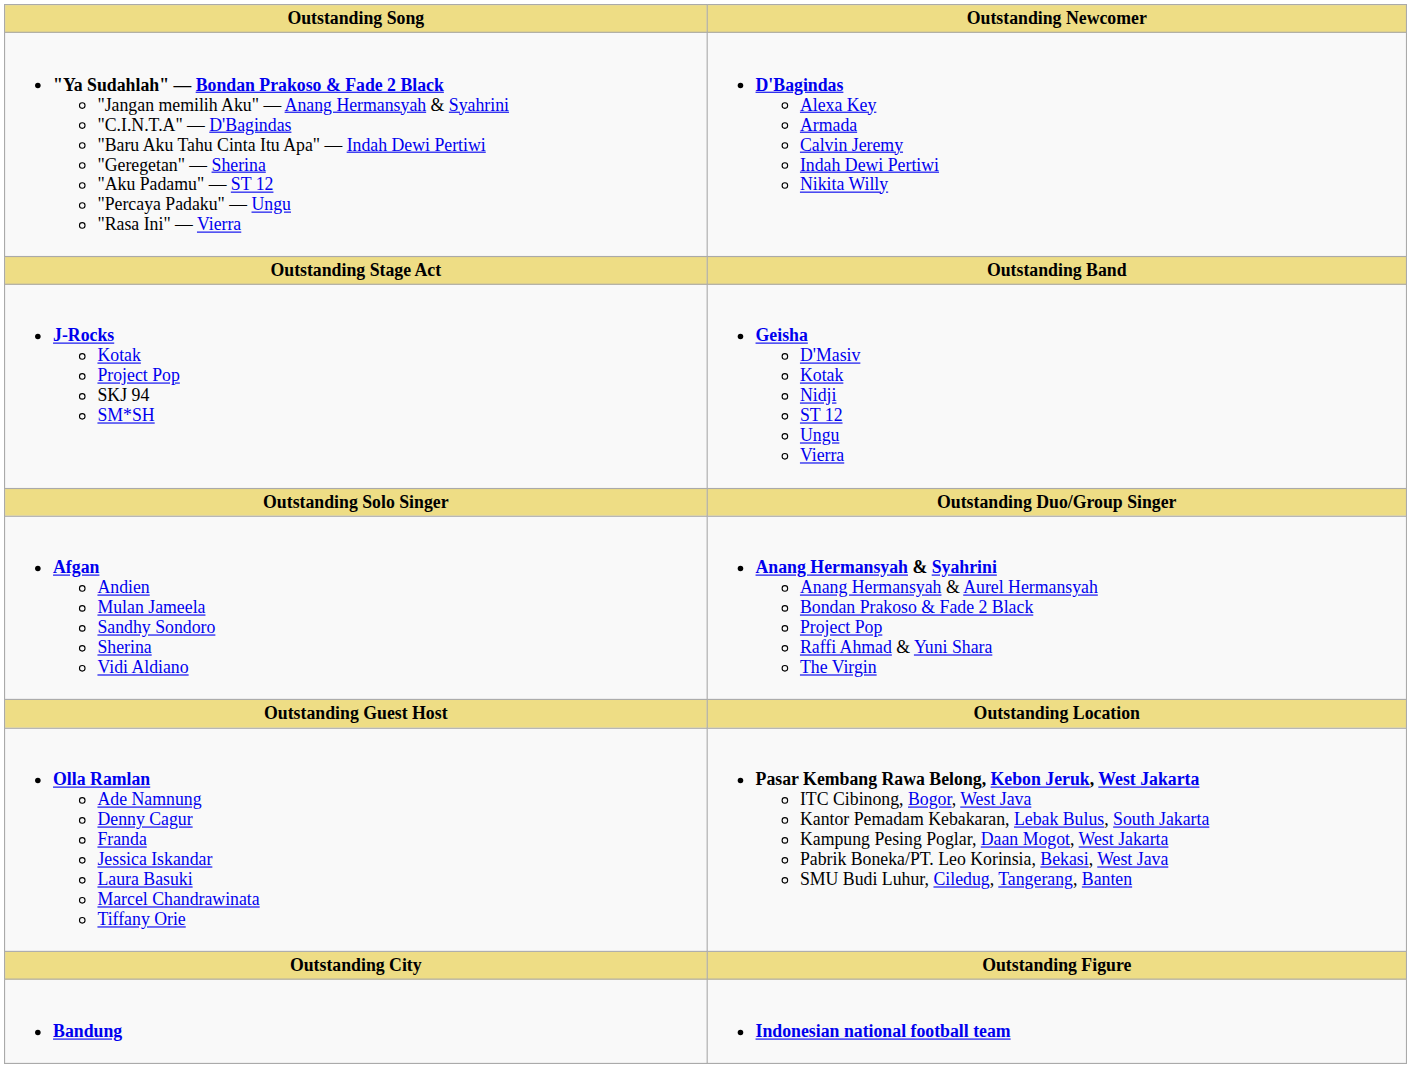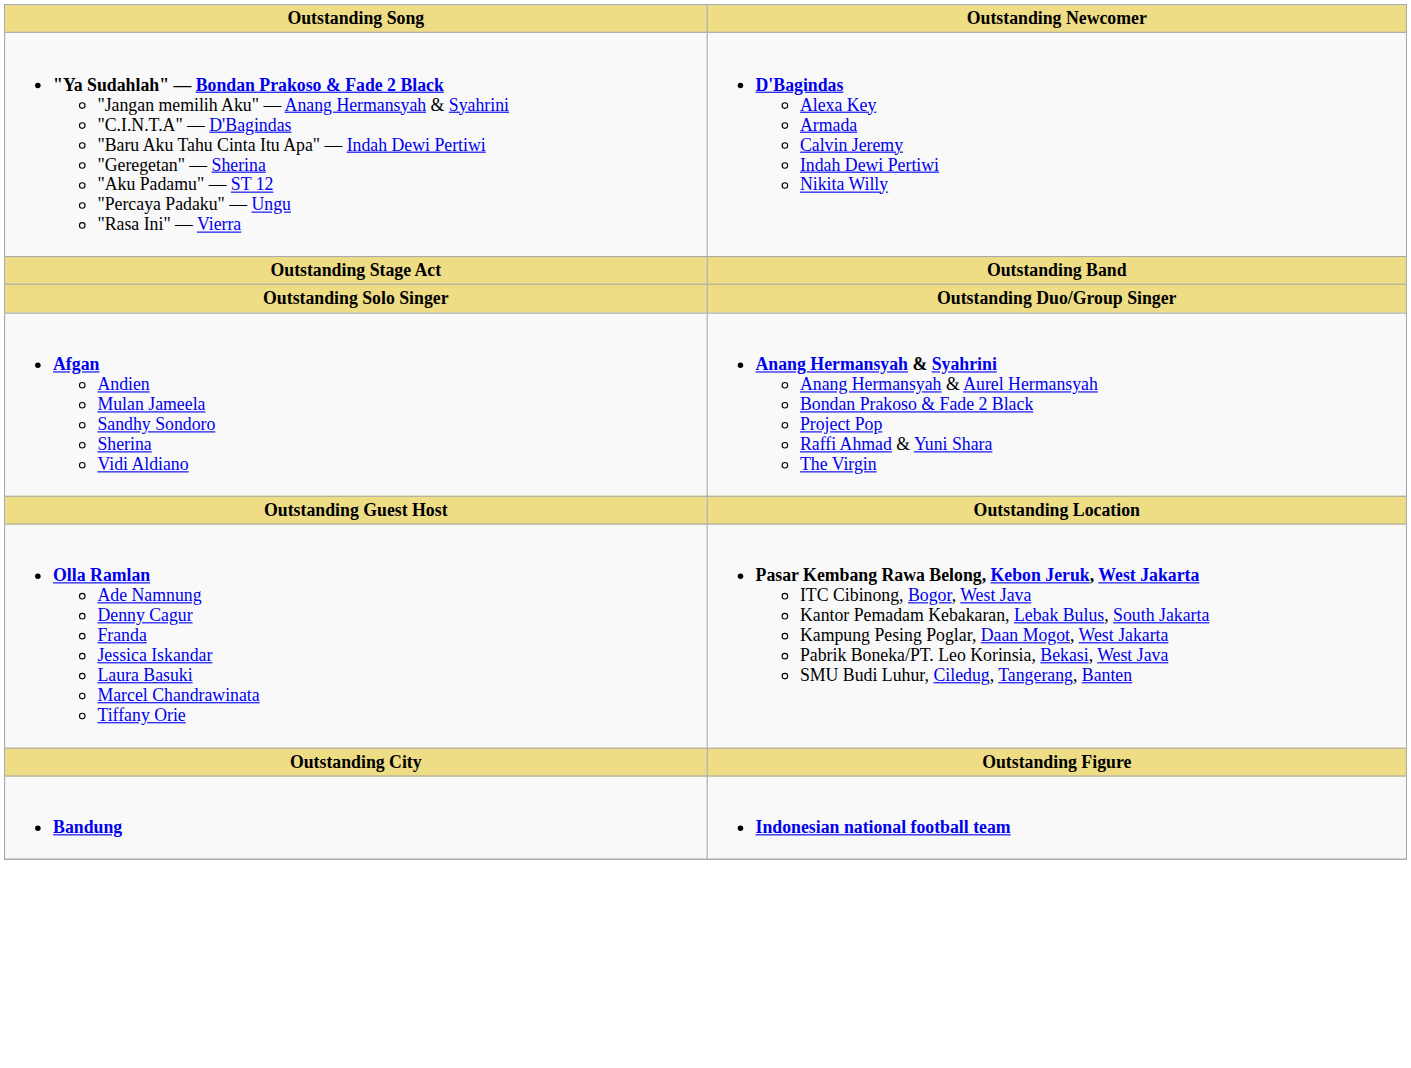- row: (356, 376)
